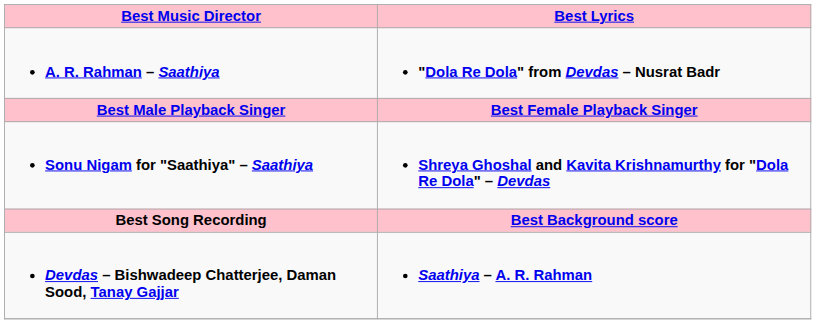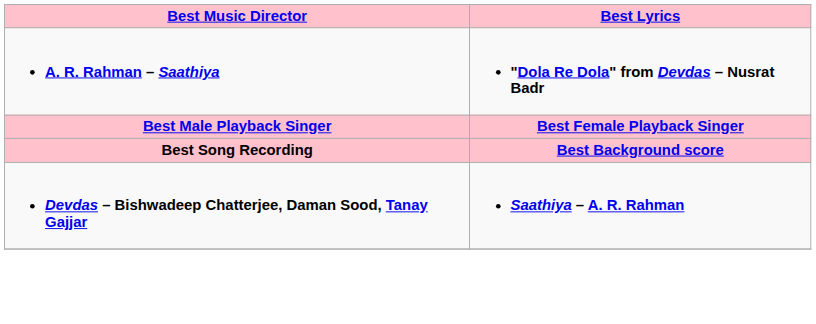- row: (191, 165)
